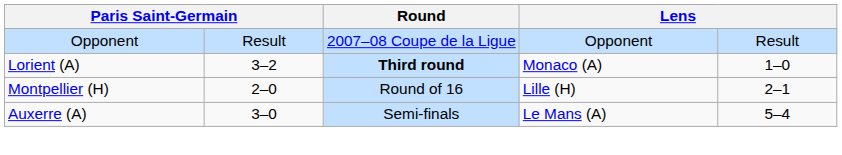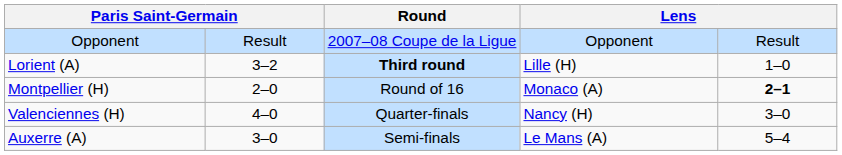(562, 65) Monaco (A) -> (550, 65) Lille (H)
(549, 89) Lille (H) -> (563, 89) Monaco (A)
(777, 89) normal -> (777, 89) bold
+ row: (66, 114)
